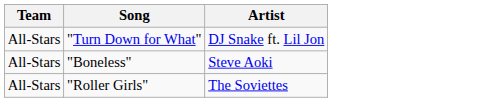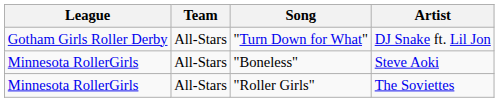+ column: (88, 16)
